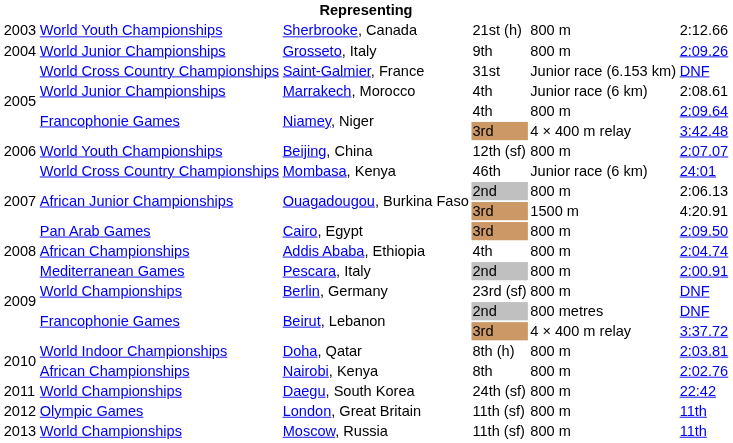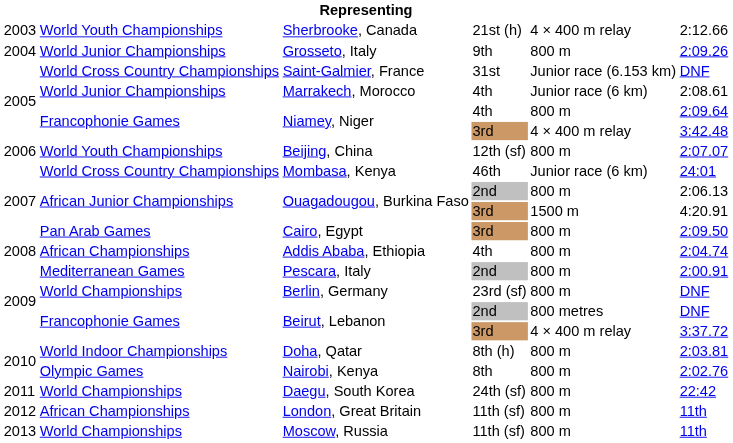(551, 30) 800 m -> (581, 30) 4 × 400 m relay
(115, 371) African Championships -> (92, 371) Olympic Games
(92, 411) Olympic Games -> (115, 411) African Championships
